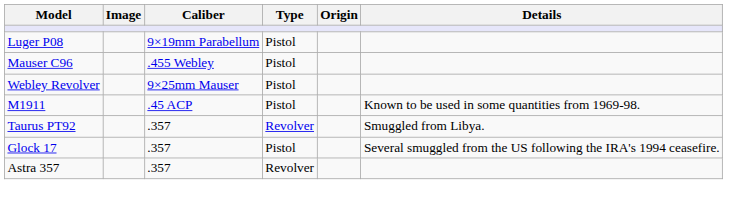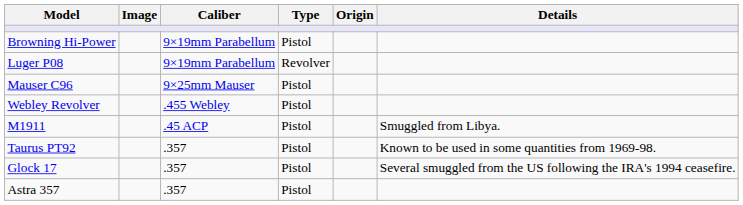+ row: (62, 42)
(280, 42) Pistol -> (306, 63) Revolver
(181, 63) .455 Webley -> (209, 84) 9×25mm Mauser
(193, 84) 9×25mm Mauser -> (196, 105) .455 Webley
(502, 105) Known to be used in some quantities from 1969-98. -> (440, 126) Smuggled from Libya.
(290, 126) Revolver -> (296, 147) Pistol
(424, 126) Smuggled from Libya. -> (518, 147) Known to be used in some quantities from 1969-98.
(290, 168) Revolver -> (296, 189) Pistol
